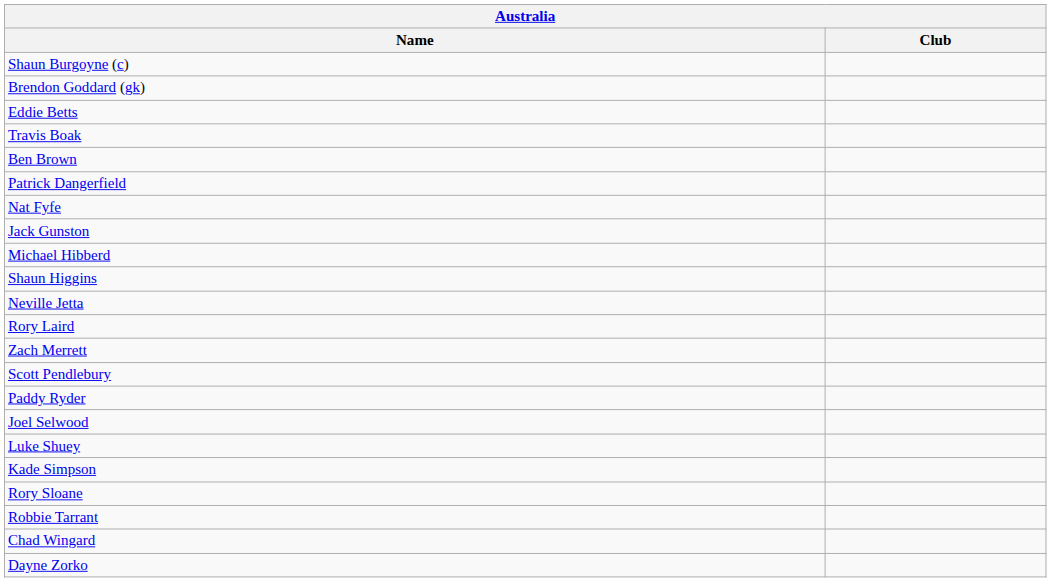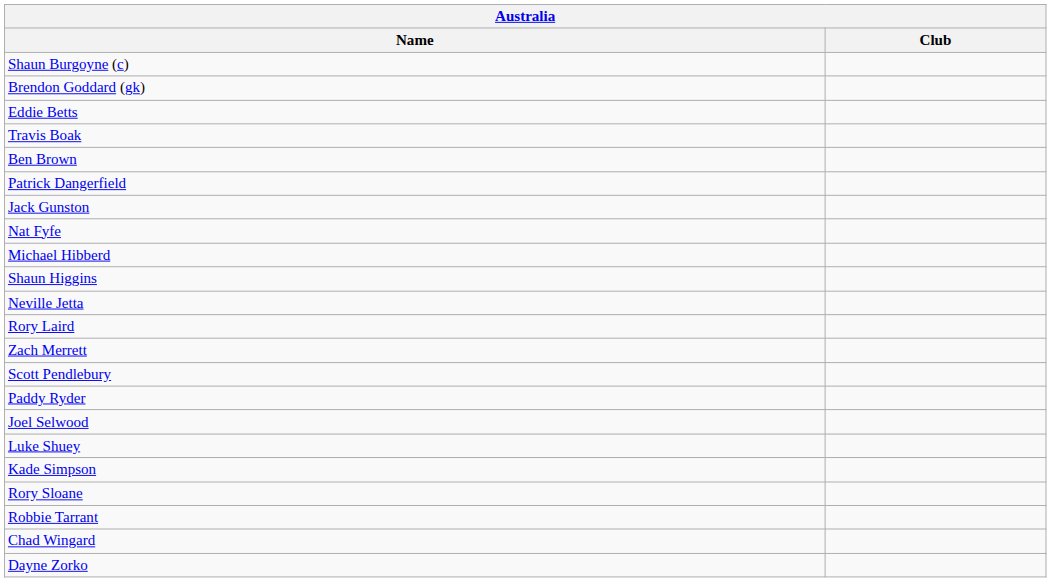rows swapped: (34, 207) <-> (49, 231)
